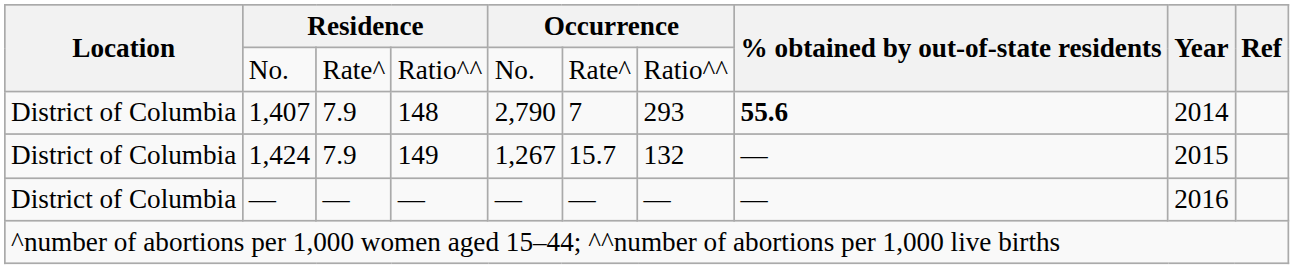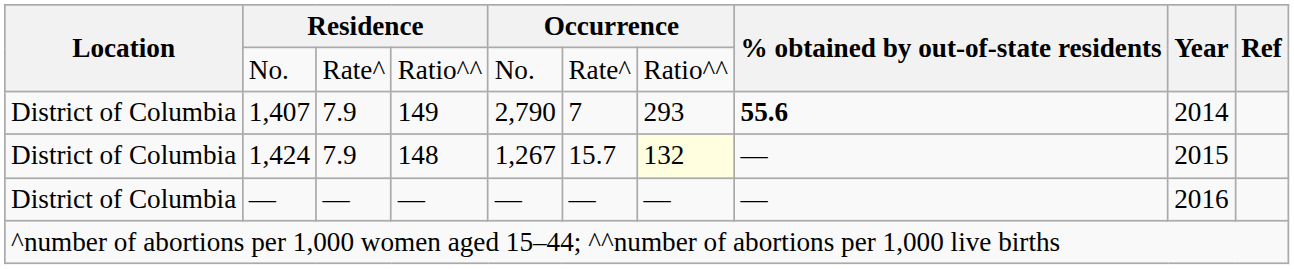(418, 112) 148 -> (418, 112) 149
(418, 155) 149 -> (418, 155) 148
(664, 155) no background -> (664, 155) lightyellow background
